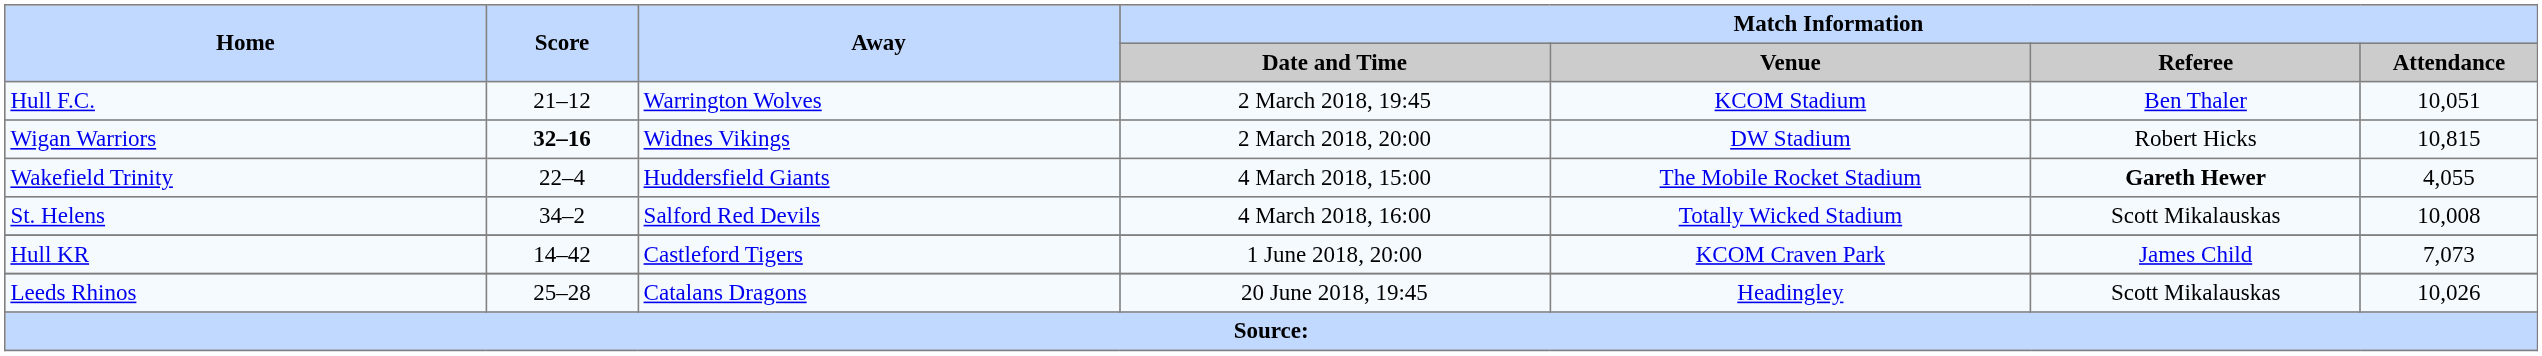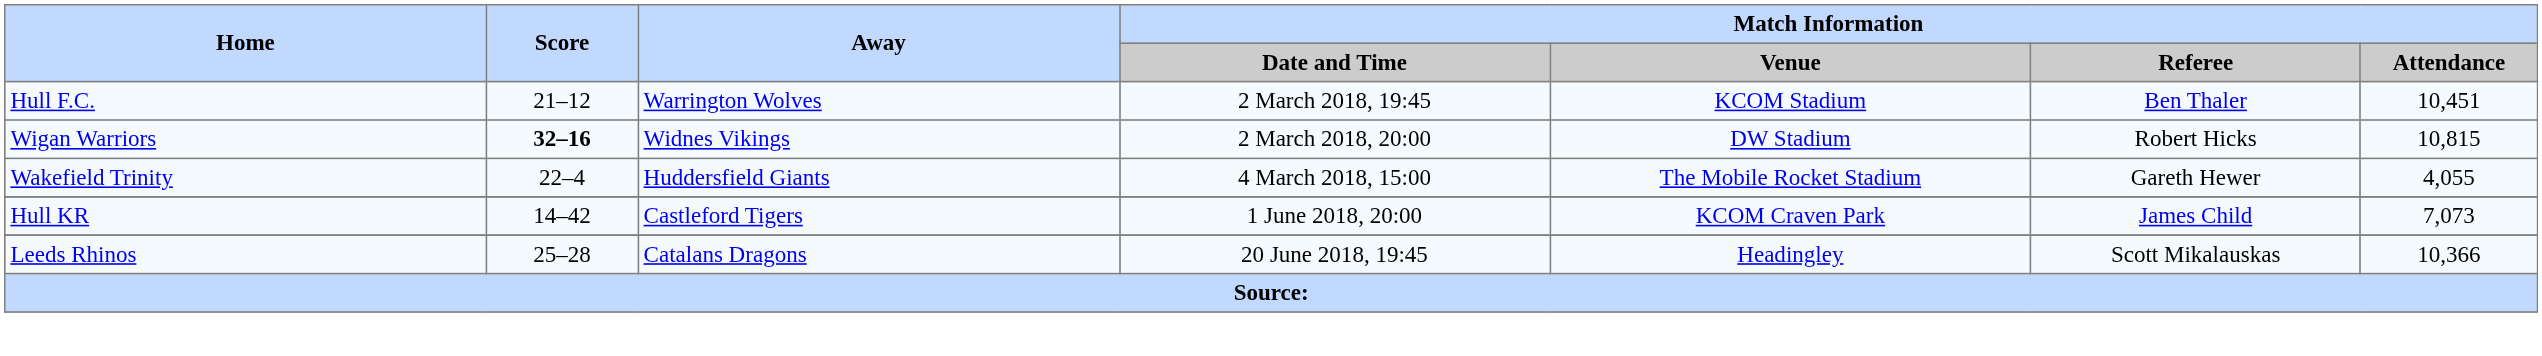(2449, 100) 10,051 -> (2449, 100) 10,451
(2196, 177) bold -> (2196, 177) normal
- row: (58, 215)
(2449, 292) 10,026 -> (2449, 254) 10,366
